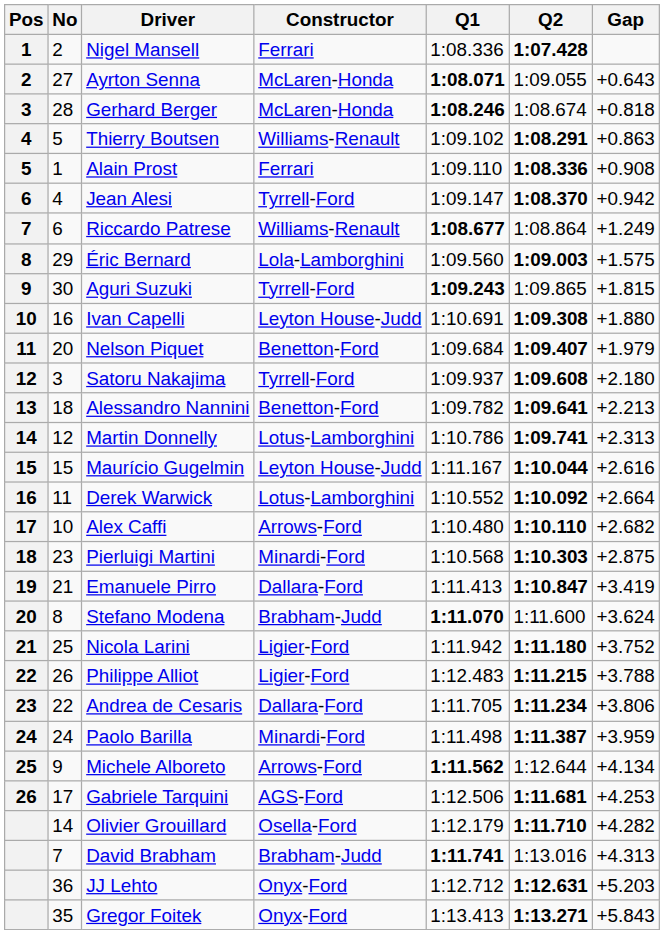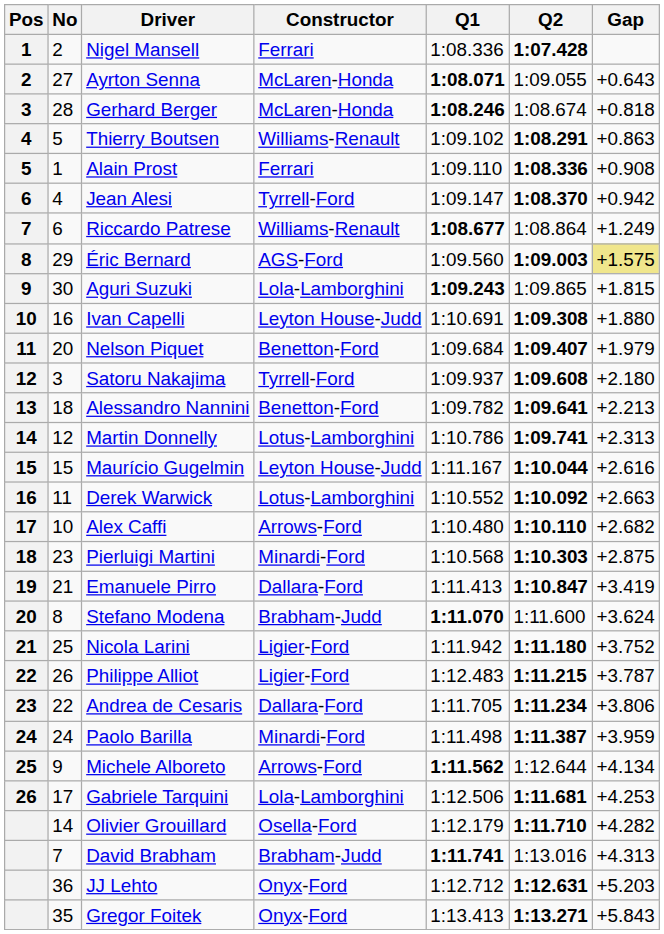(331, 258) Lola-Lamborghini -> (301, 258) AGS-Ford
(626, 258) no background -> (626, 258) khaki background
(306, 288) Tyrrell-Ford -> (331, 288) Lola-Lamborghini
(626, 497) +2.664 -> (626, 497) +2.663
(626, 676) +3.788 -> (626, 676) +3.787
(301, 796) AGS-Ford -> (331, 796) Lola-Lamborghini
